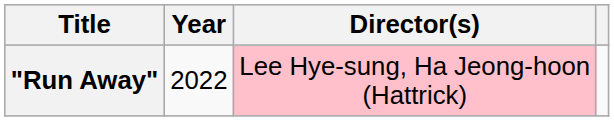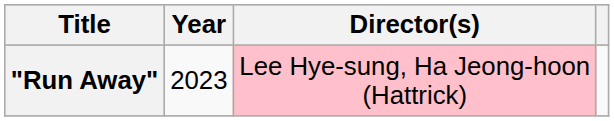(199, 80) 2022 -> (199, 80) 2023
